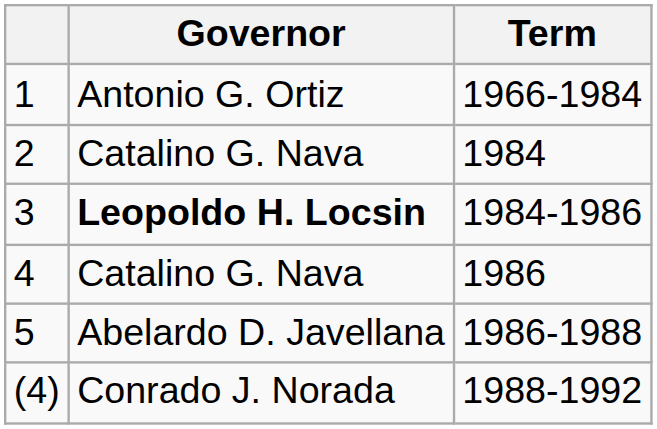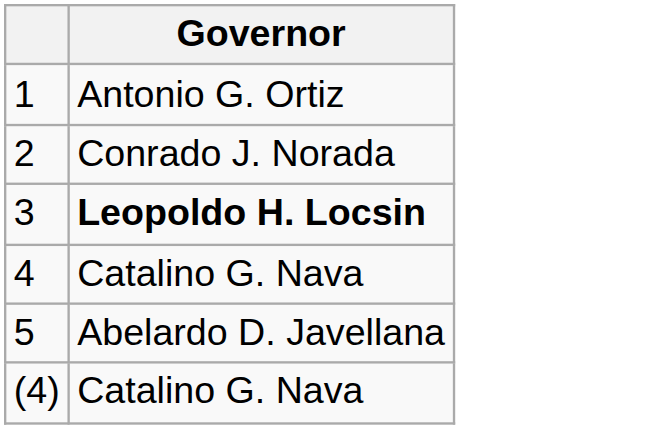- column: (552, 34)
(220, 153) Catalino G. Nava -> (236, 153) Conrado J. Norada
(236, 392) Conrado J. Norada -> (220, 392) Catalino G. Nava
